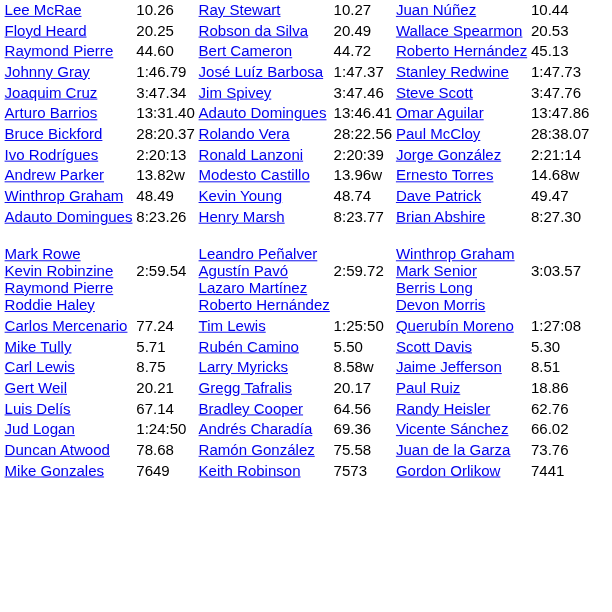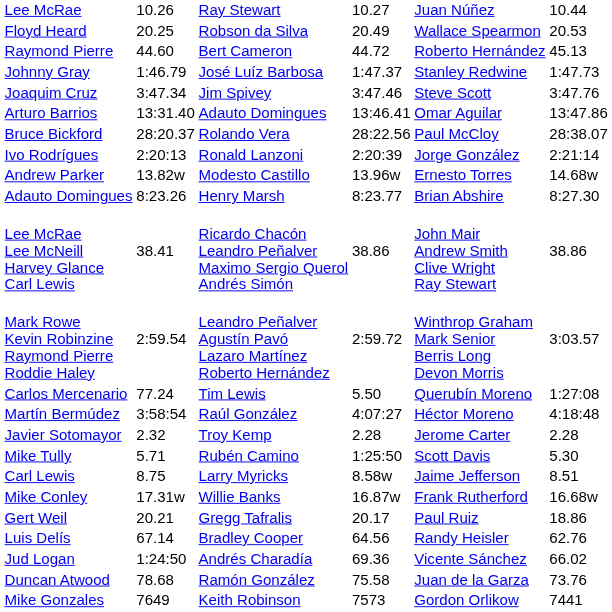- row: (64, 196)
+ row: (54, 259)
(359, 326) 1:25:50 -> (367, 393) 5.50
+ row: (62, 414)
+ row: (63, 435)
(348, 346) 5.50 -> (377, 455) 1:25:50
+ row: (46, 497)
